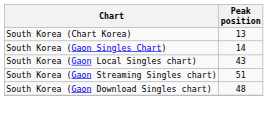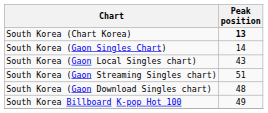(241, 34) normal -> (241, 34) bold
+ row: (94, 102)
